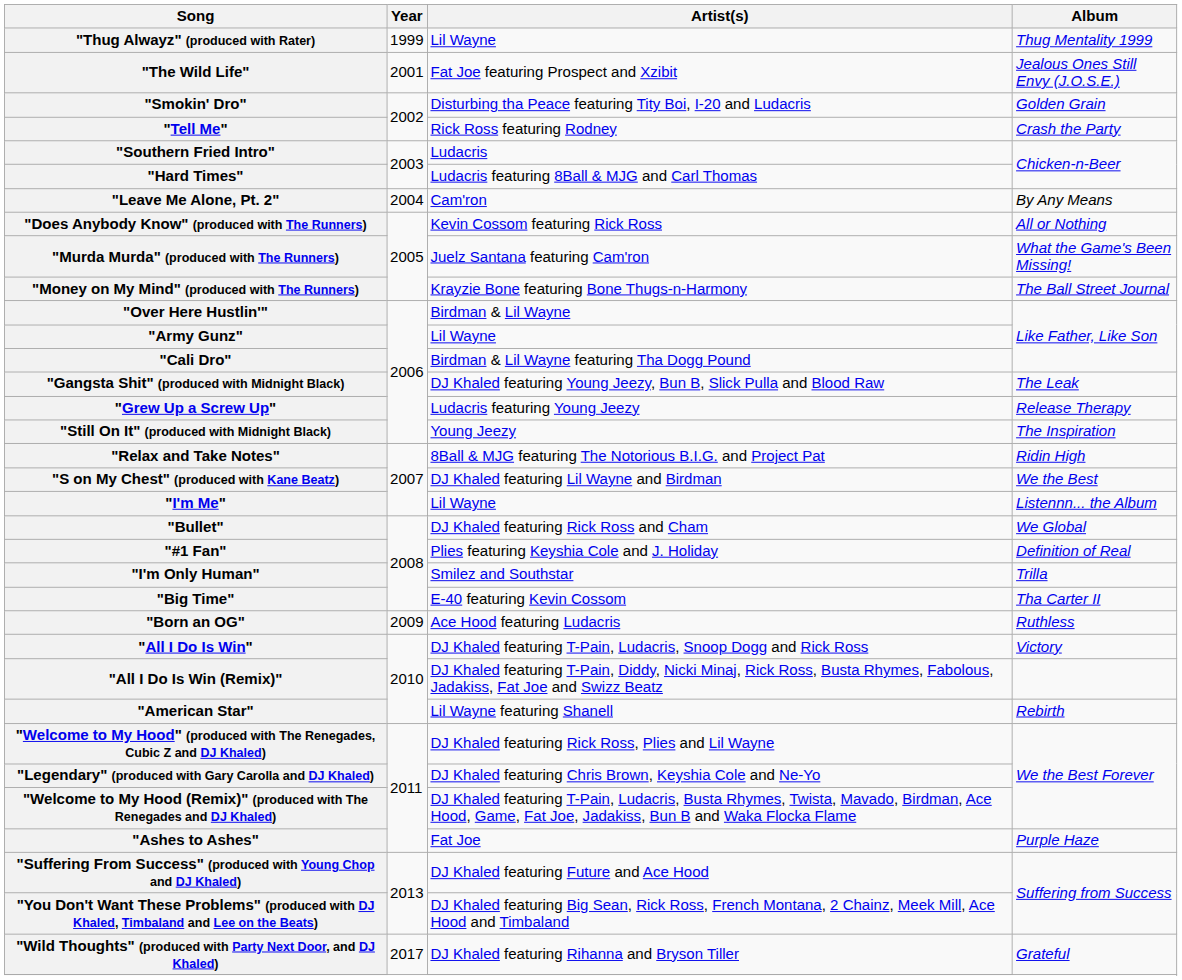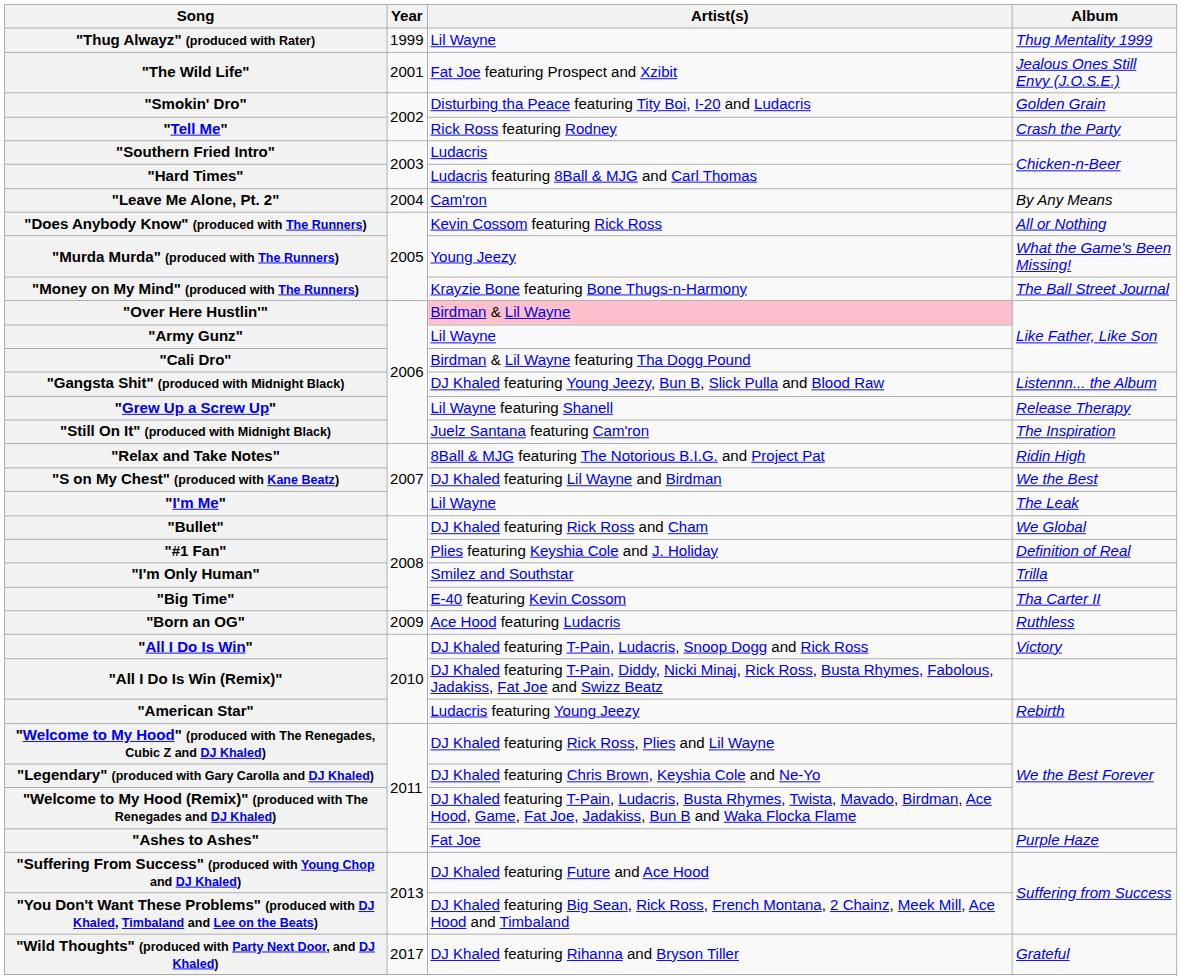(540, 256) Juelz Santana featuring Cam'ron -> (473, 256) Young Jeezy
(500, 312) no background -> (500, 312) pink background
(1047, 384) The Leak -> (1086, 384) Listennn... the Album
(535, 408) Ludacris featuring Young Jeezy -> (522, 408) Lil Wayne featuring Shanell
(473, 431) Young Jeezy -> (540, 431) Juelz Santana featuring Cam'ron
(1086, 503) Listennn... the Album -> (1047, 503) The Leak
(522, 711) Lil Wayne featuring Shanell -> (535, 711) Ludacris featuring Young Jeezy
